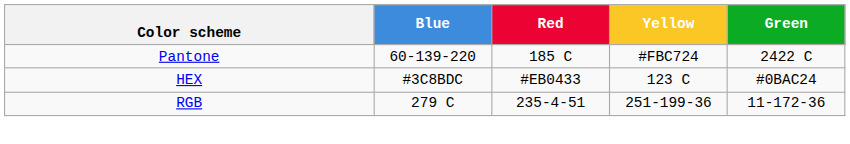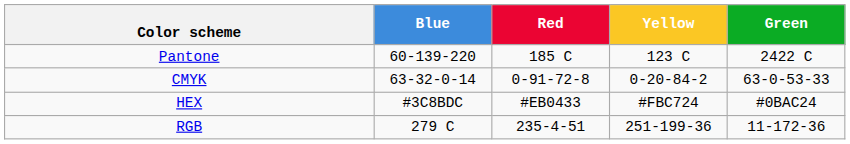(668, 56) #FBC724 -> (668, 56) 123 C
+ row: (189, 80)
(668, 80) 123 C -> (668, 104) #FBC724
